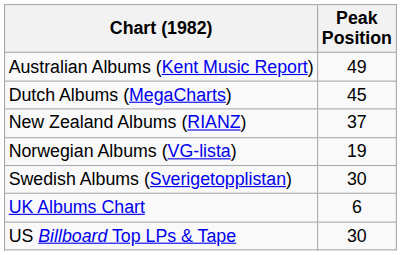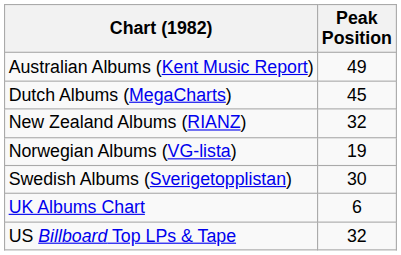(357, 123) 37 -> (357, 123) 32
(357, 235) 30 -> (357, 235) 32
